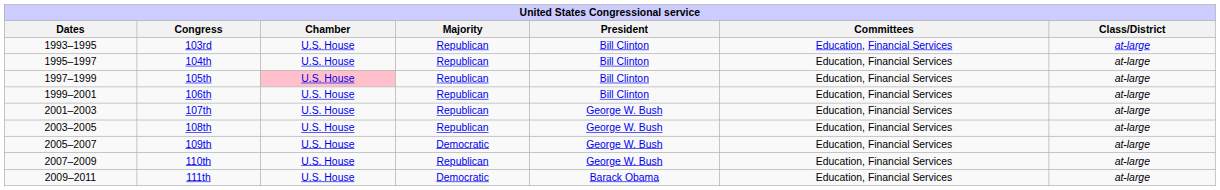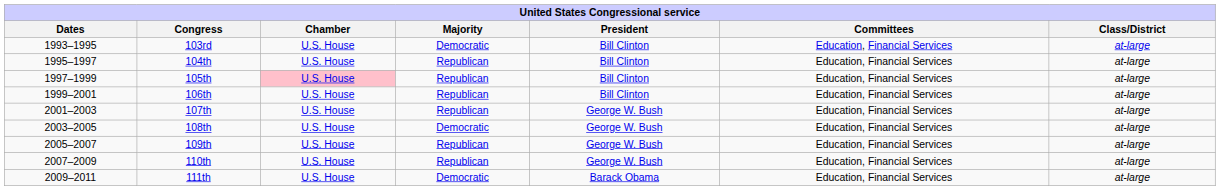(463, 45) Republican -> (463, 45) Democratic
(463, 128) Republican -> (463, 128) Democratic
(463, 144) Democratic -> (463, 144) Republican
